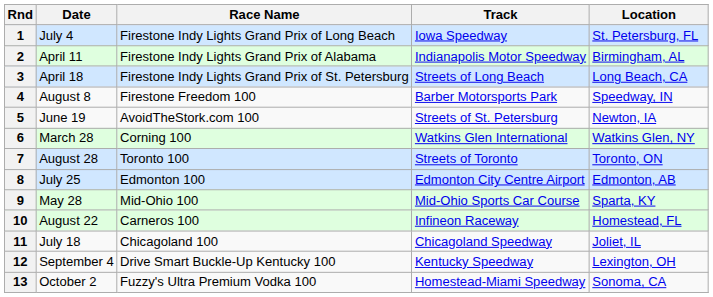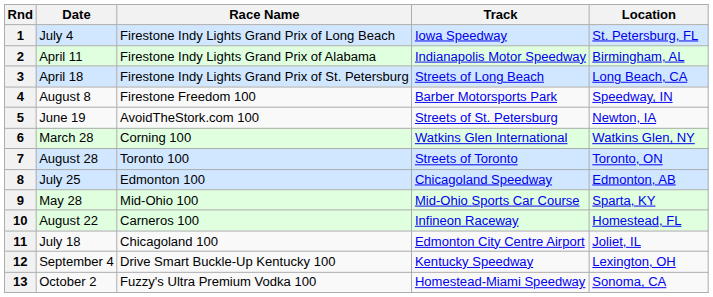(500, 179) Edmonton City Centre Airport -> (483, 179) Chicagoland Speedway
(483, 241) Chicagoland Speedway -> (500, 241) Edmonton City Centre Airport
